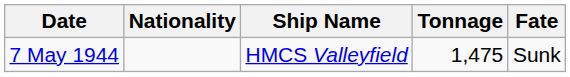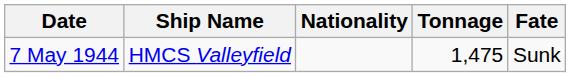columns swapped: (327, 21) <-> (182, 21)
